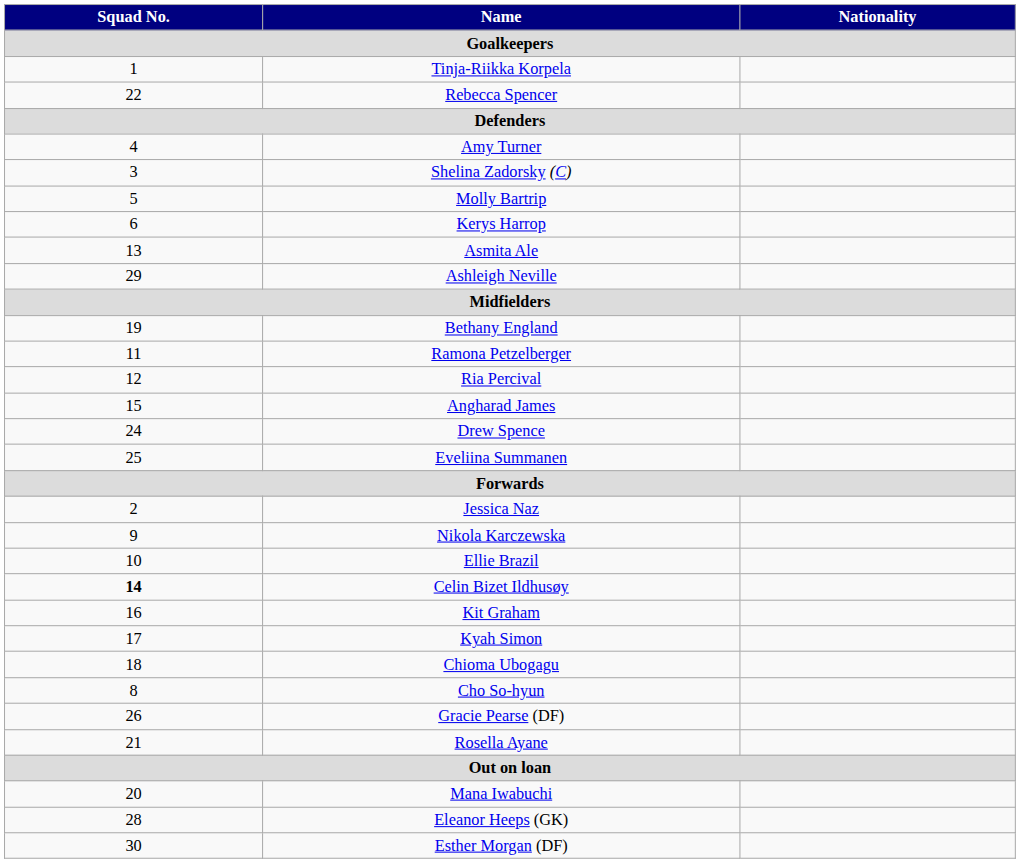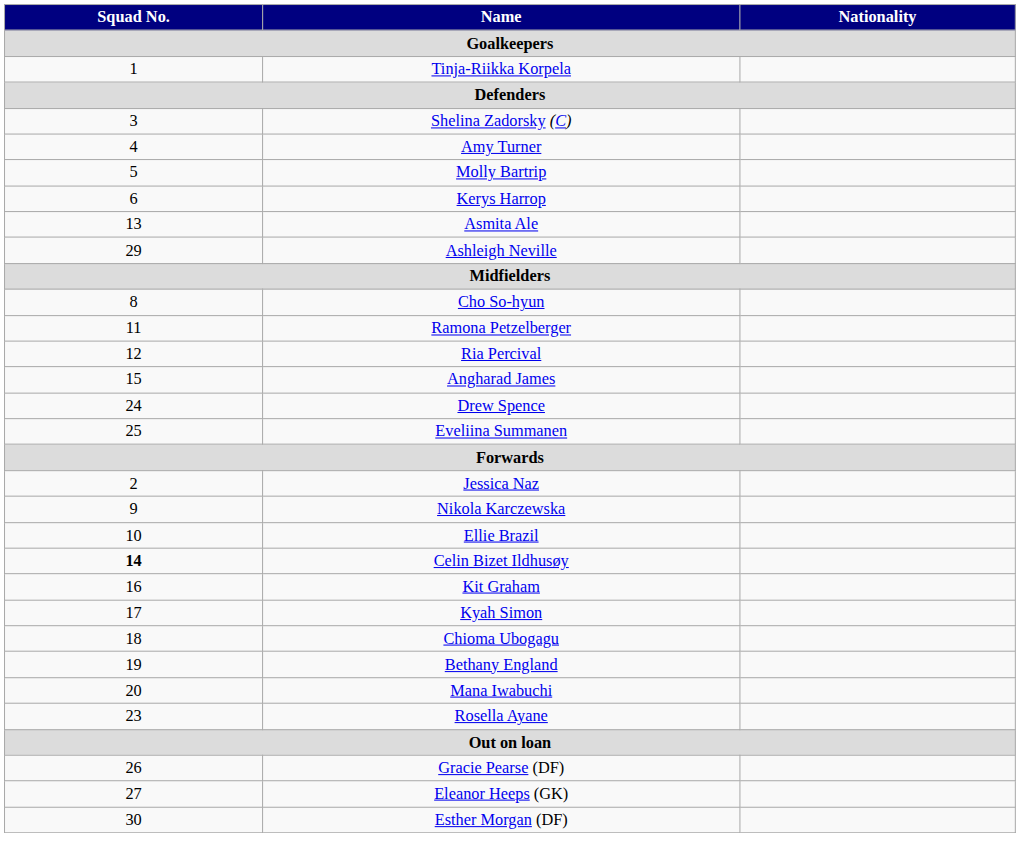- row: (501, 95)
rows swapped: (501, 172) <-> (501, 146)
rows swapped: (501, 690) <-> (501, 328)
rows swapped: (501, 793) <-> (501, 716)
(134, 742) 21 -> (134, 716) 23
(134, 819) 28 -> (134, 793) 27
